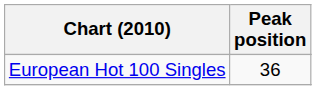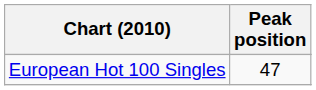(270, 69) 36 -> (270, 69) 47
